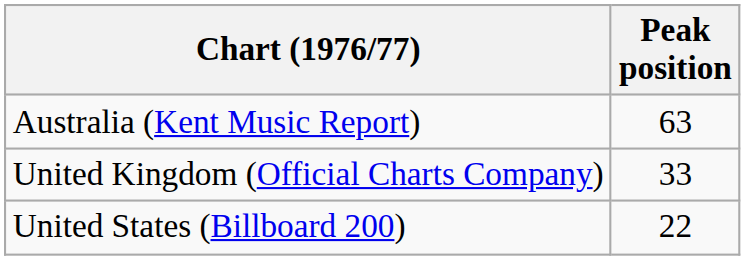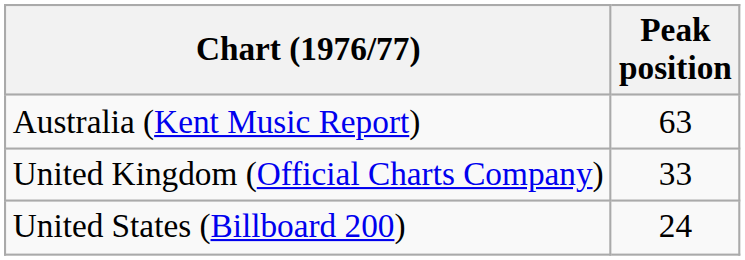(675, 226) 22 -> (675, 226) 24
